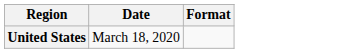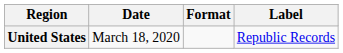+ column: (286, 15)
